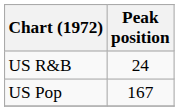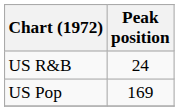(140, 92) 167 -> (140, 92) 169
